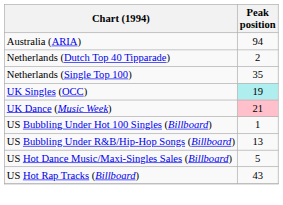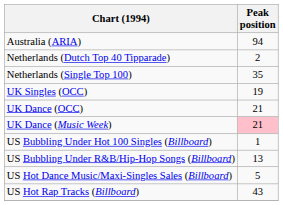(258, 91) paleturquoise background -> (258, 91) no background
+ row: (45, 108)
